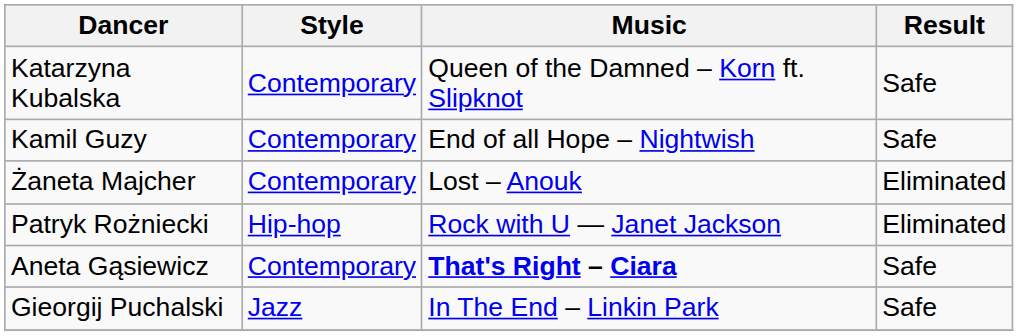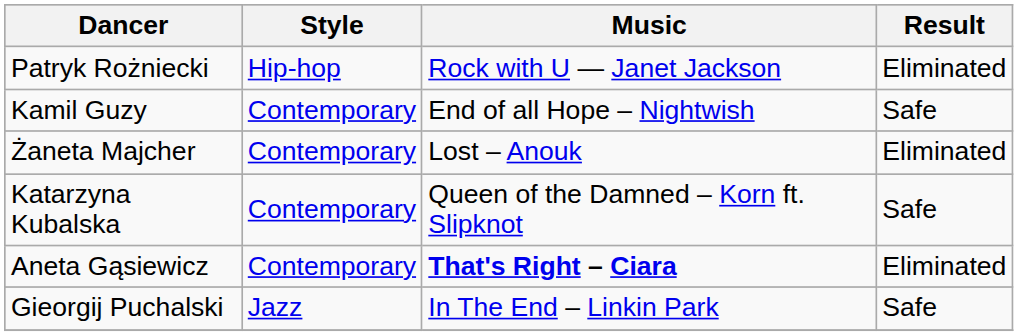rows swapped: (71, 82) <-> (110, 223)
(910, 266) Safe -> (944, 266) Eliminated
